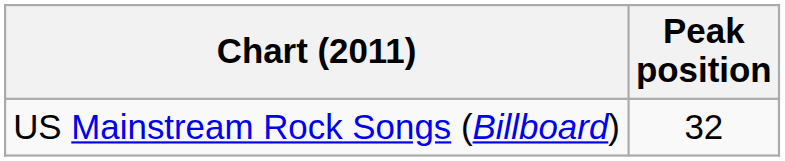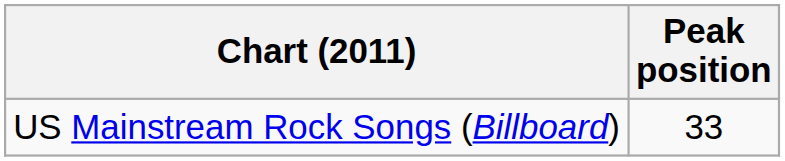(704, 126) 32 -> (704, 126) 33
